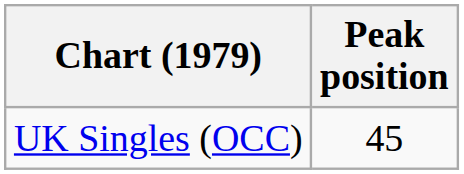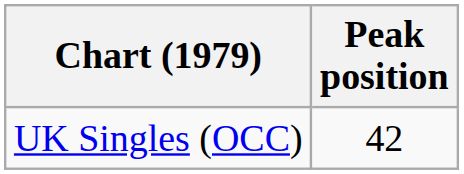(384, 137) 45 -> (384, 137) 42
